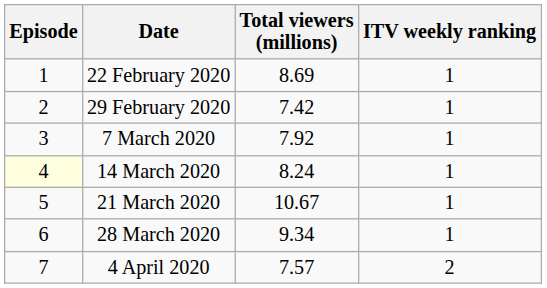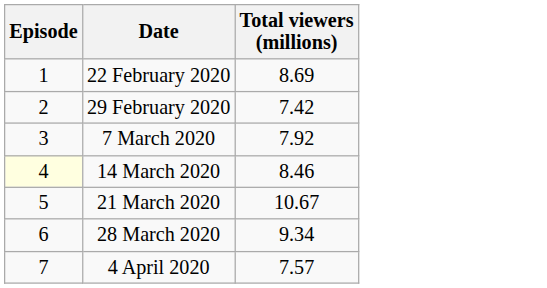- column: (450, 31)
(297, 171) 8.24 -> (297, 171) 8.46
